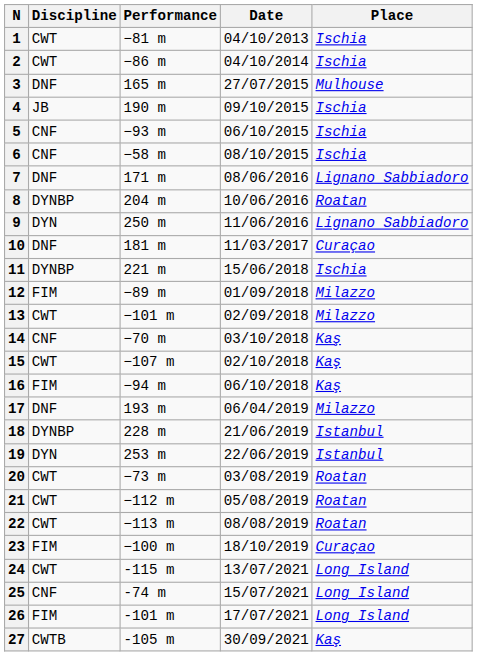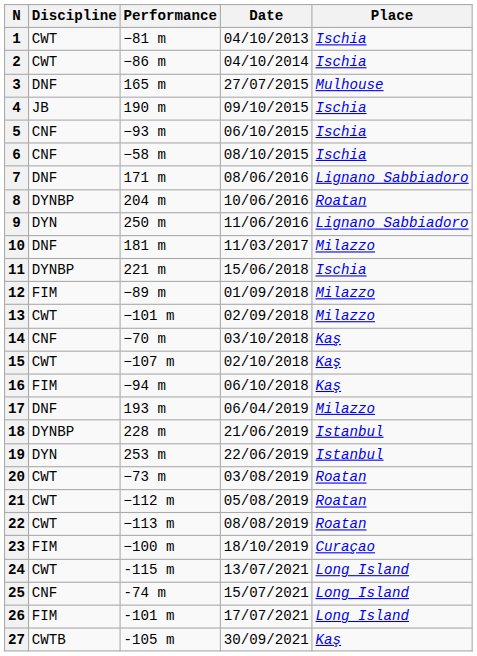(345, 247) Curaçao -> (345, 247) Milazzo
